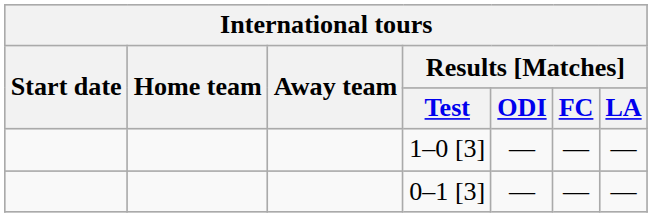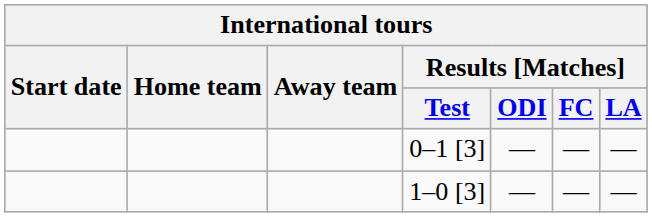rows swapped: (447, 149) <-> (447, 190)
